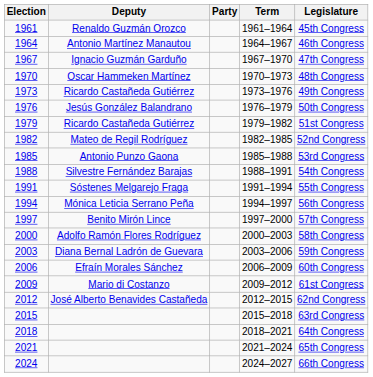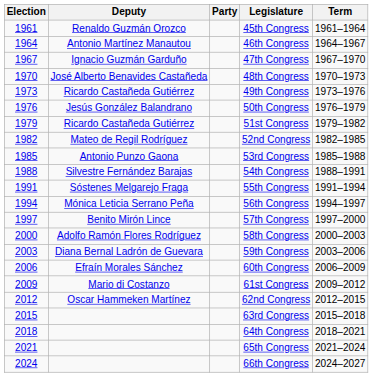columns swapped: (267, 12) <-> (331, 12)
(129, 76) Oscar Hammeken Martínez -> (129, 76) José Alberto Benavides Castañeda
(129, 300) José Alberto Benavides Castañeda -> (129, 300) Oscar Hammeken Martínez
